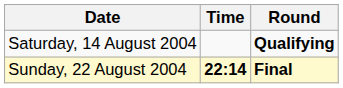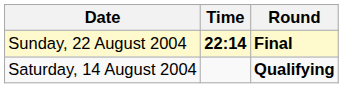rows swapped: (103, 43) <-> (98, 69)
